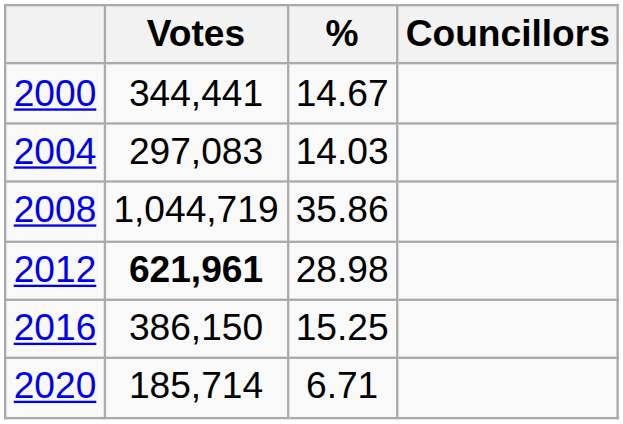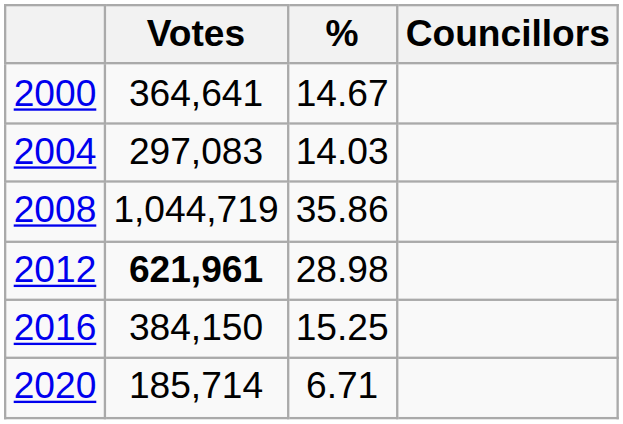(196, 92) 344,441 -> (196, 92) 364,641
(196, 328) 386,150 -> (196, 328) 384,150
